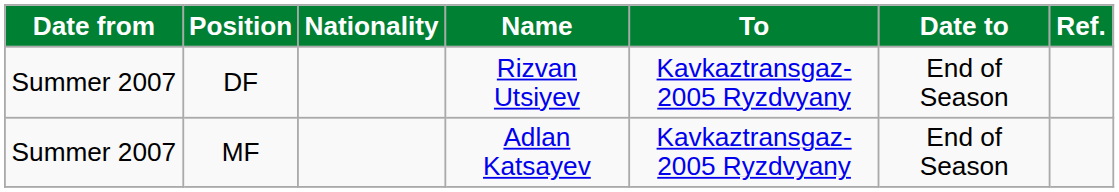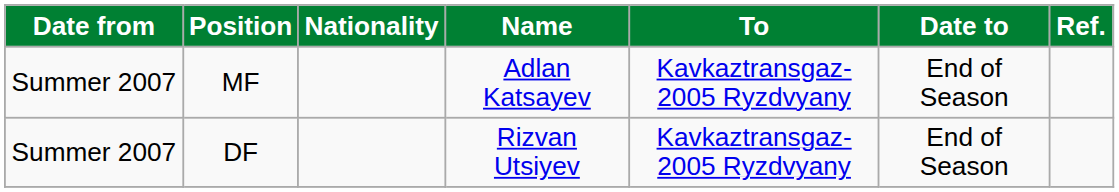rows swapped: (241, 82) <-> (241, 152)
